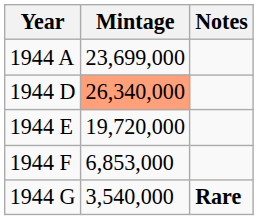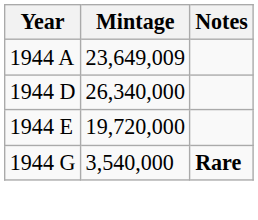(135, 57) 23,699,000 -> (135, 57) 23,649,009
(135, 92) lightsalmon background -> (135, 92) no background
- row: (41, 162)
